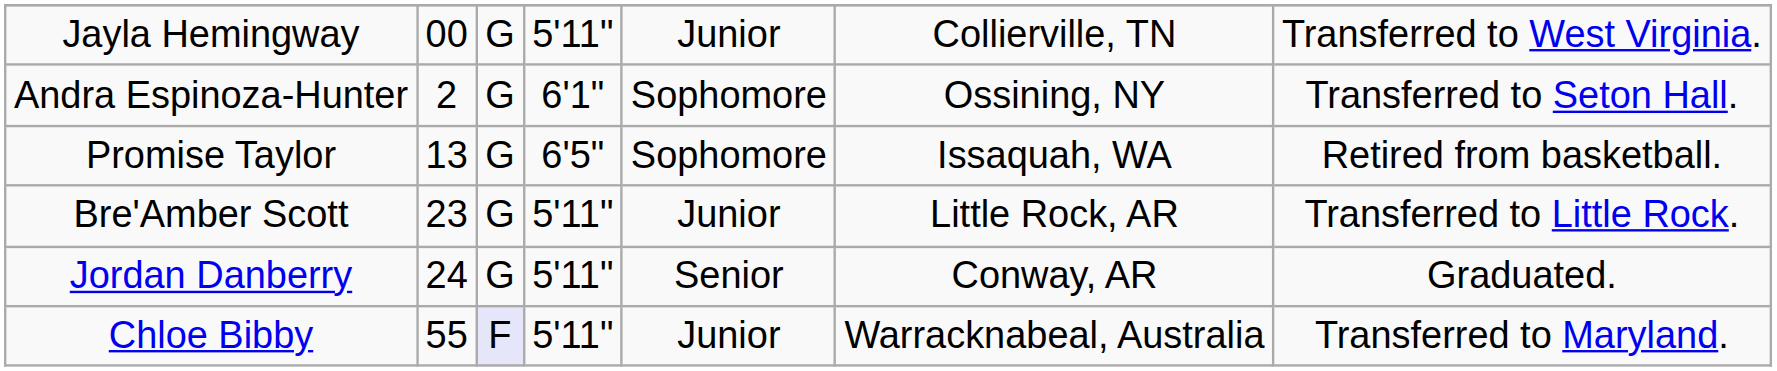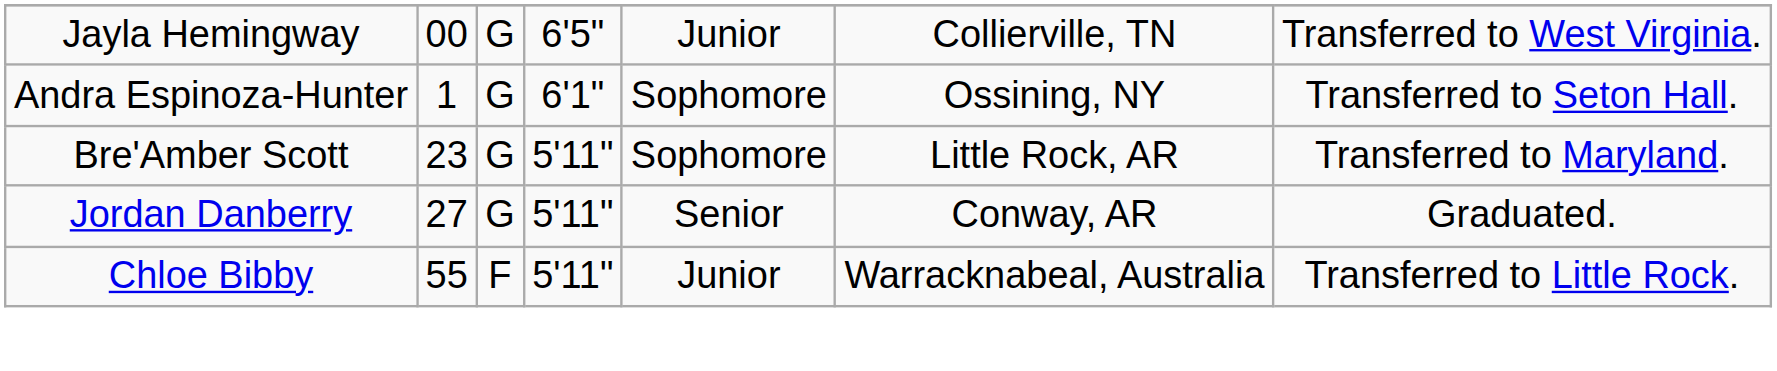(573, 34) 5'11" -> (573, 34) 6'5"
(447, 94) 2 -> (447, 94) 1
- row: (211, 154)
(729, 214) Junior -> (729, 154) Sophomore
(1522, 214) Transferred to Little Rock. -> (1522, 154) Transferred to Maryland.
(447, 275) 24 -> (447, 214) 27
(500, 335) lavender background -> (500, 275) no background
(1522, 335) Transferred to Maryland. -> (1522, 275) Transferred to Little Rock.
